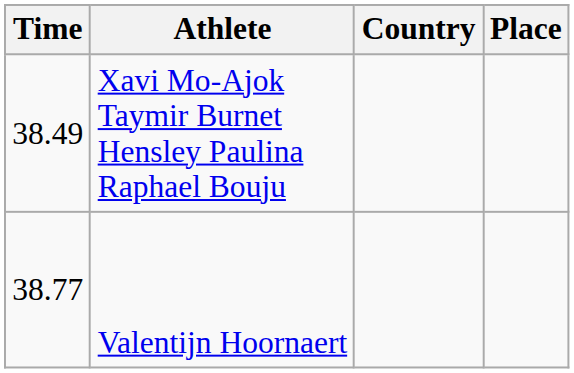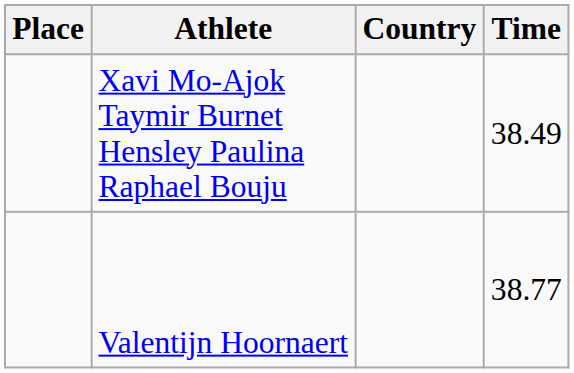columns swapped: (526, 29) <-> (48, 29)
